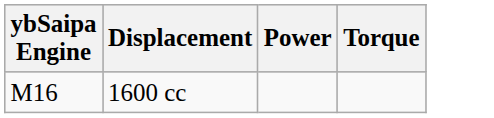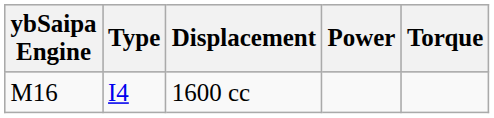+ column: (134, 38)
